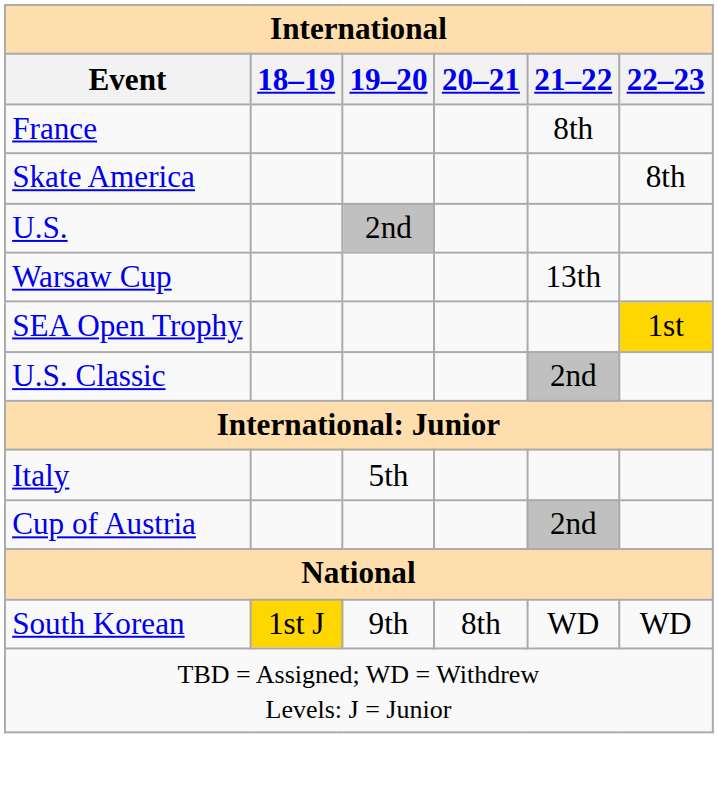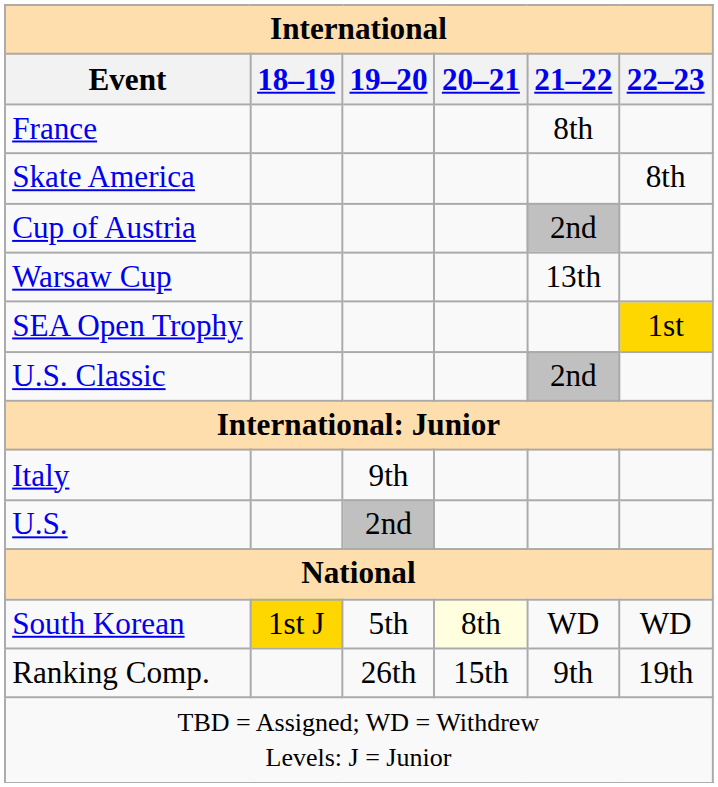rows swapped: (104, 524) <-> (40, 227)
(389, 474) 5th -> (389, 474) 9th
(389, 623) 9th -> (389, 623) 5th
(481, 623) no background -> (481, 623) lightyellow background
+ row: (111, 672)
